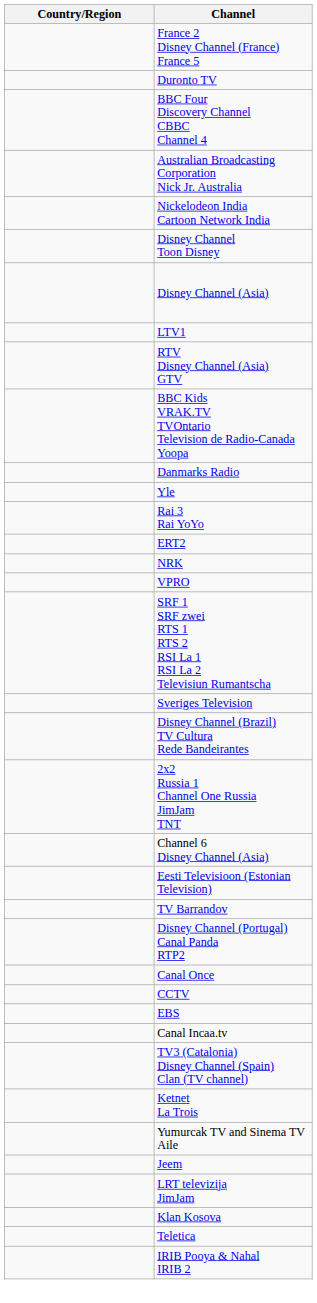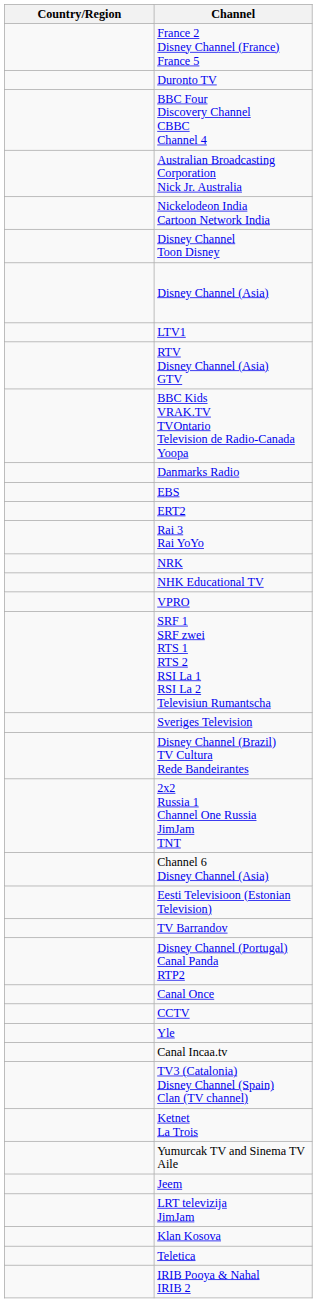rows swapped: (166, 491) <-> (168, 1013)
rows swapped: (171, 544) <-> (181, 517)
+ row: (210, 582)
